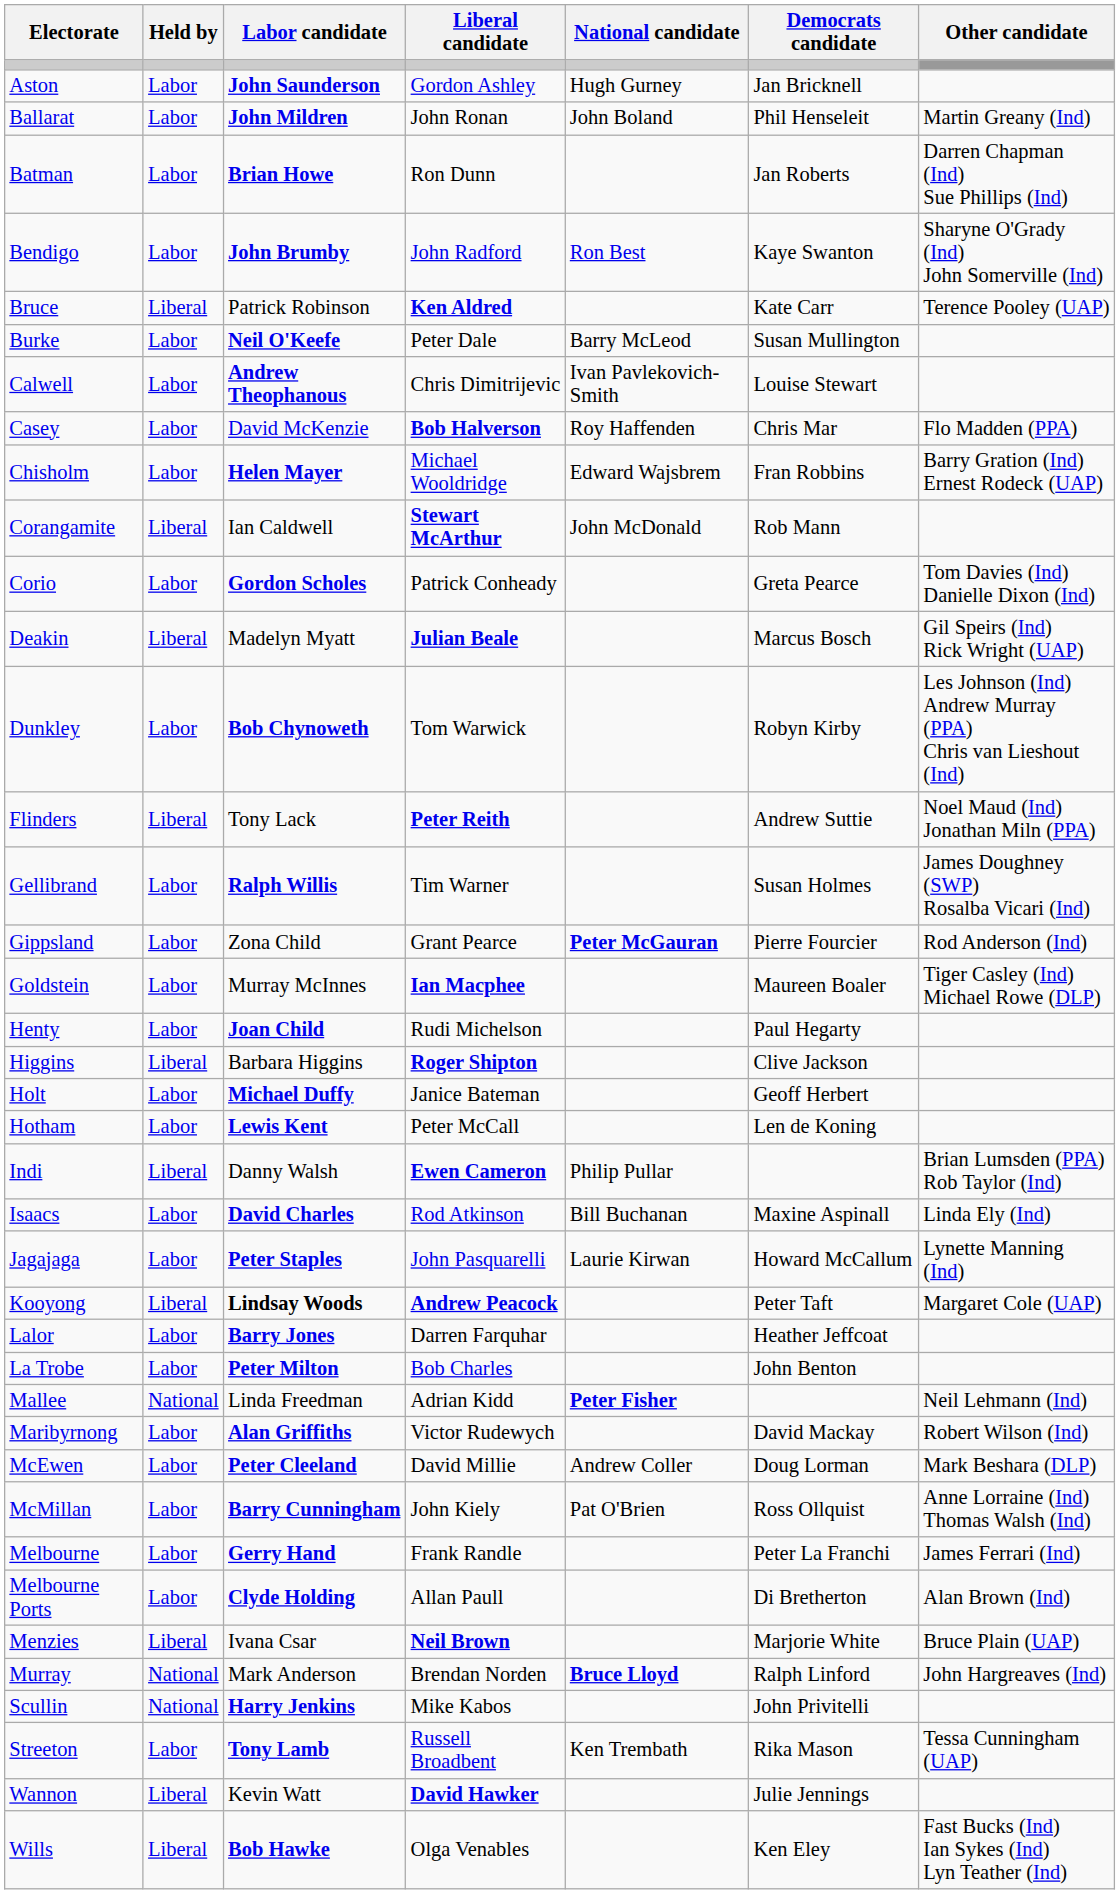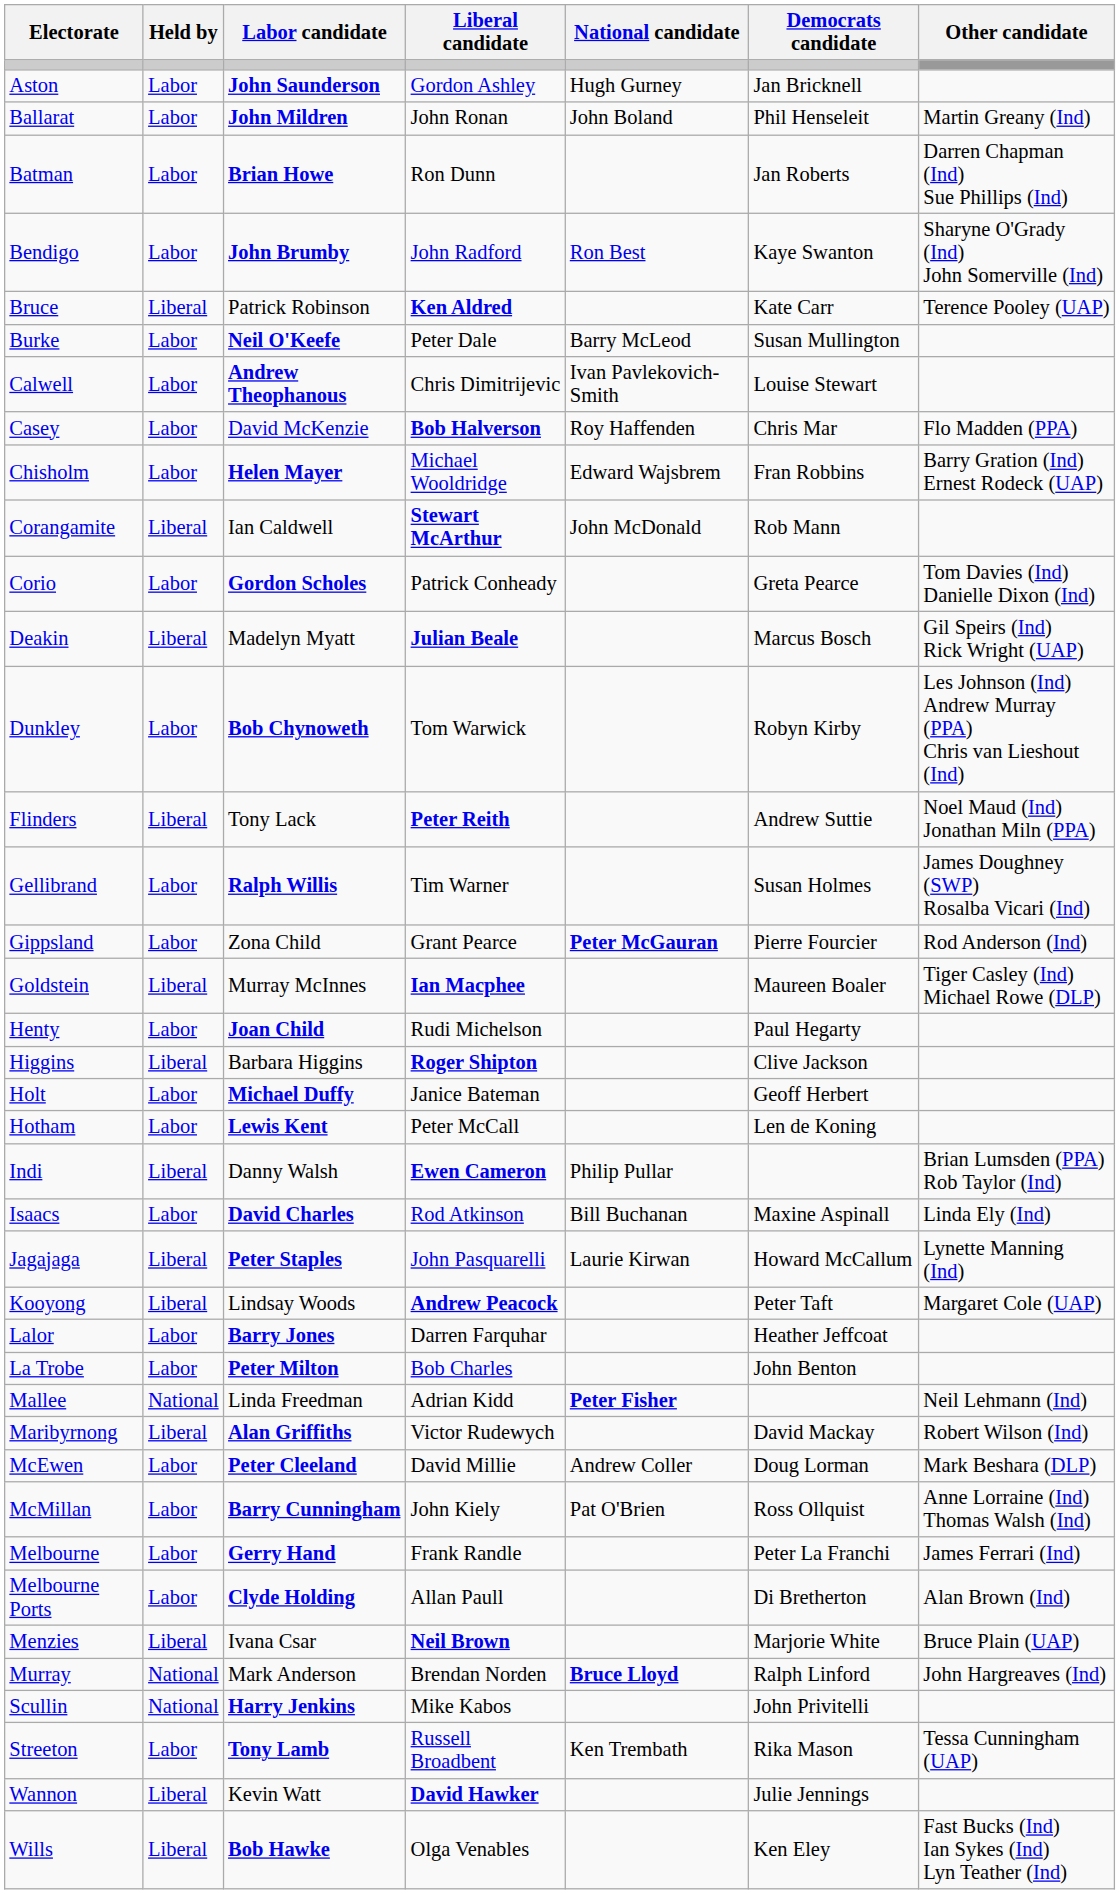(173, 985) Labor -> (178, 985) Liberal
(173, 1258) Labor -> (178, 1258) Liberal
(295, 1302) bold -> (292, 1302) normal
(173, 1432) Labor -> (178, 1432) Liberal
